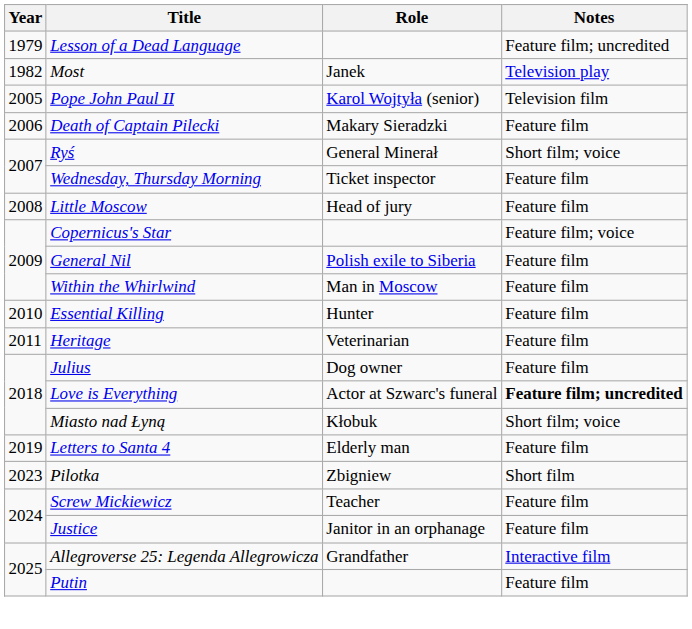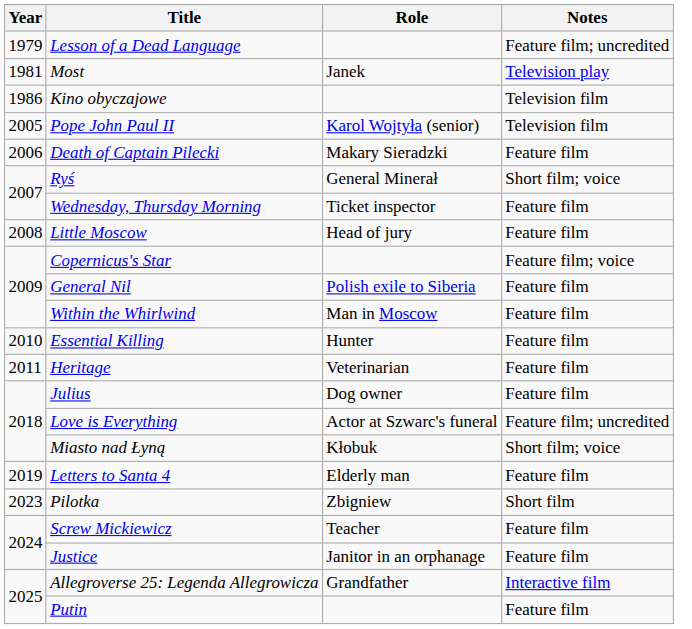(25, 71) 1982 -> (25, 71) 1981
+ row: (108, 98)
(594, 394) bold -> (587, 421) normal
